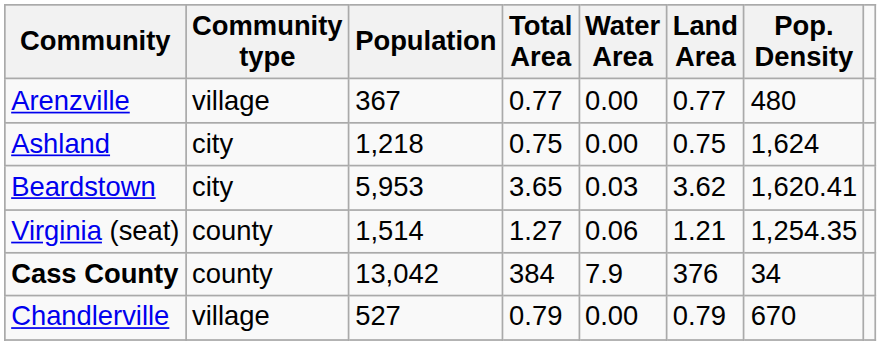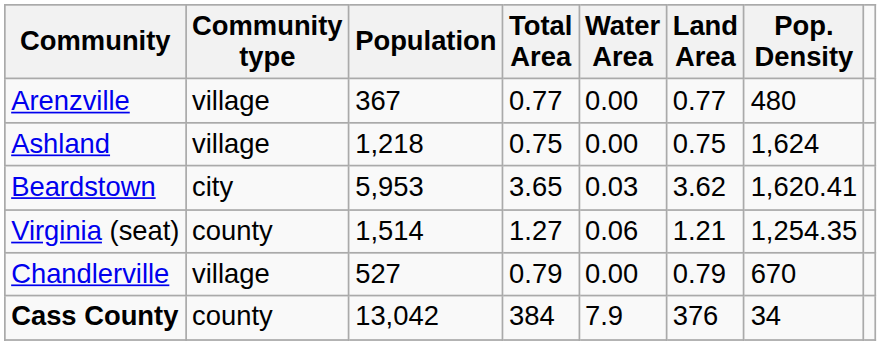(213, 143) city -> (231, 143) village
rows swapped: (90, 317) <-> (95, 273)
